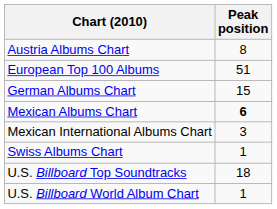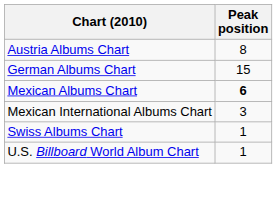- row: (83, 70)
- row: (97, 173)
